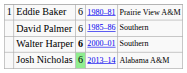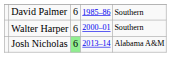- row: (41, 12)
(81, 44) bold -> (76, 28) normal
